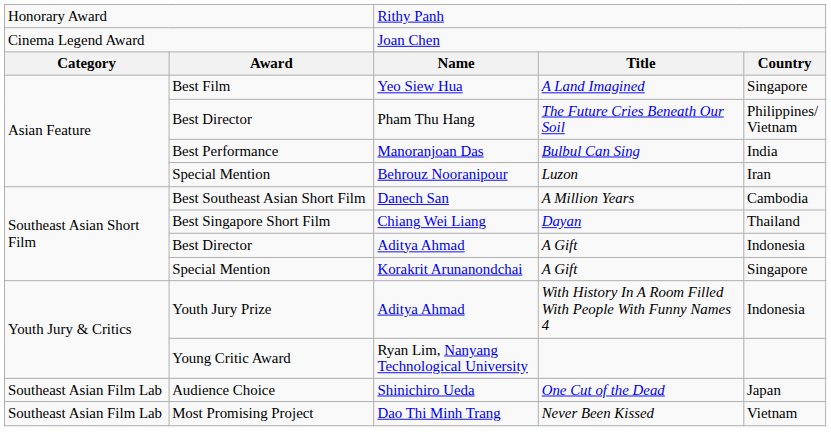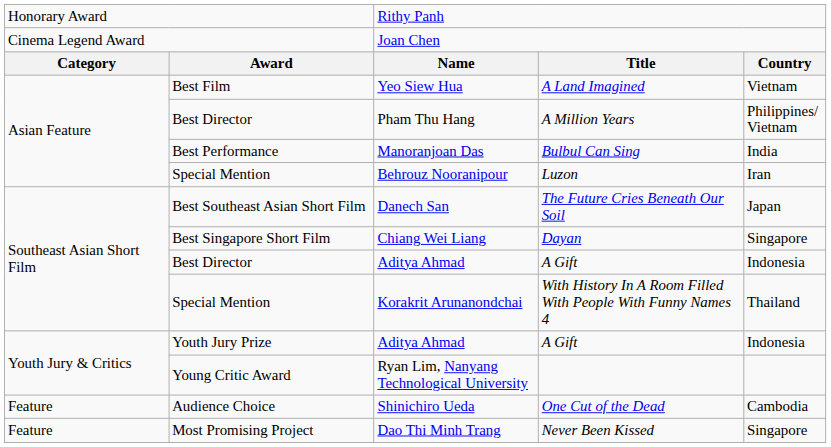(777, 87) Singapore -> (772, 87) Vietnam
(633, 119) The Future Cries Beneath Our Soil -> (588, 119) A Million Years
(588, 198) A Million Years -> (633, 206) The Future Cries Beneath Our Soil
(778, 198) Cambodia -> (764, 206) Japan
(773, 221) Thailand -> (777, 238) Singapore
(560, 269) A Gift -> (636, 302) With History In A Room Filled With People With Funny Names 4
(777, 269) Singapore -> (773, 302) Thailand
(636, 309) With History In A Room Filled With People With Funny Names 4 -> (560, 342) A Gift
(85, 390) Southeast Asian Film Lab -> (30, 406) Feature
(764, 390) Japan -> (778, 406) Cambodia
(85, 413) Southeast Asian Film Lab -> (30, 430) Feature
(772, 413) Vietnam -> (777, 430) Singapore
